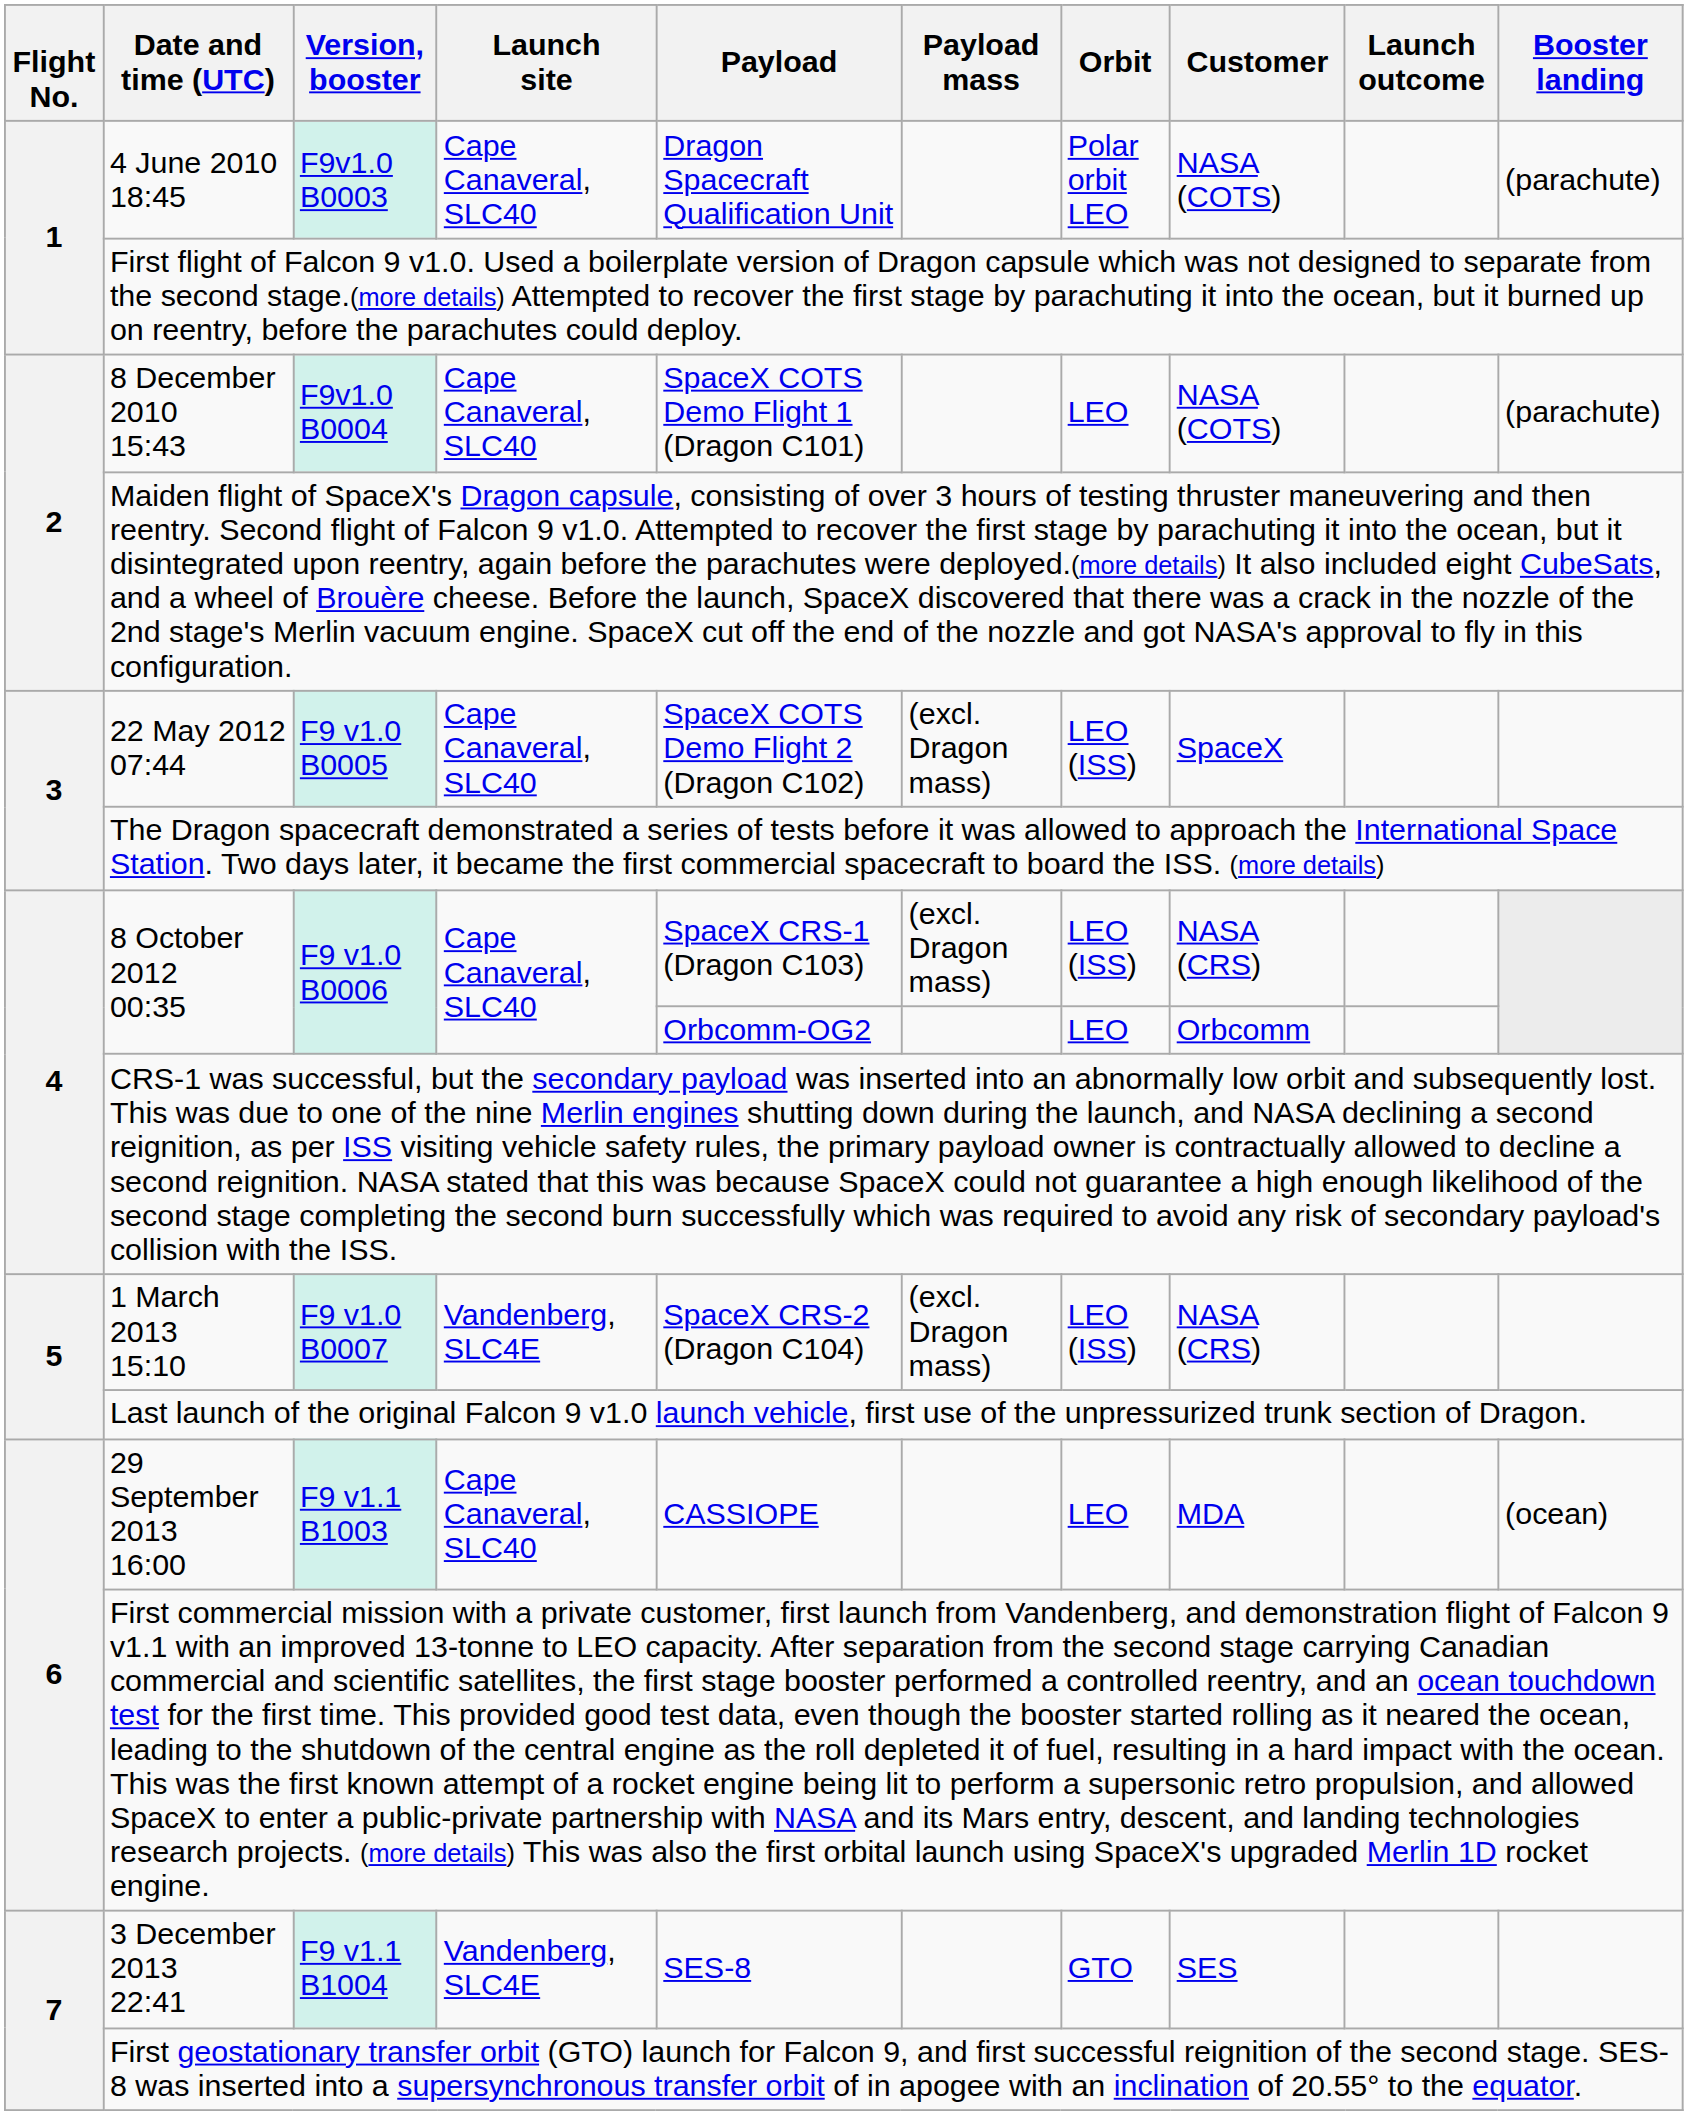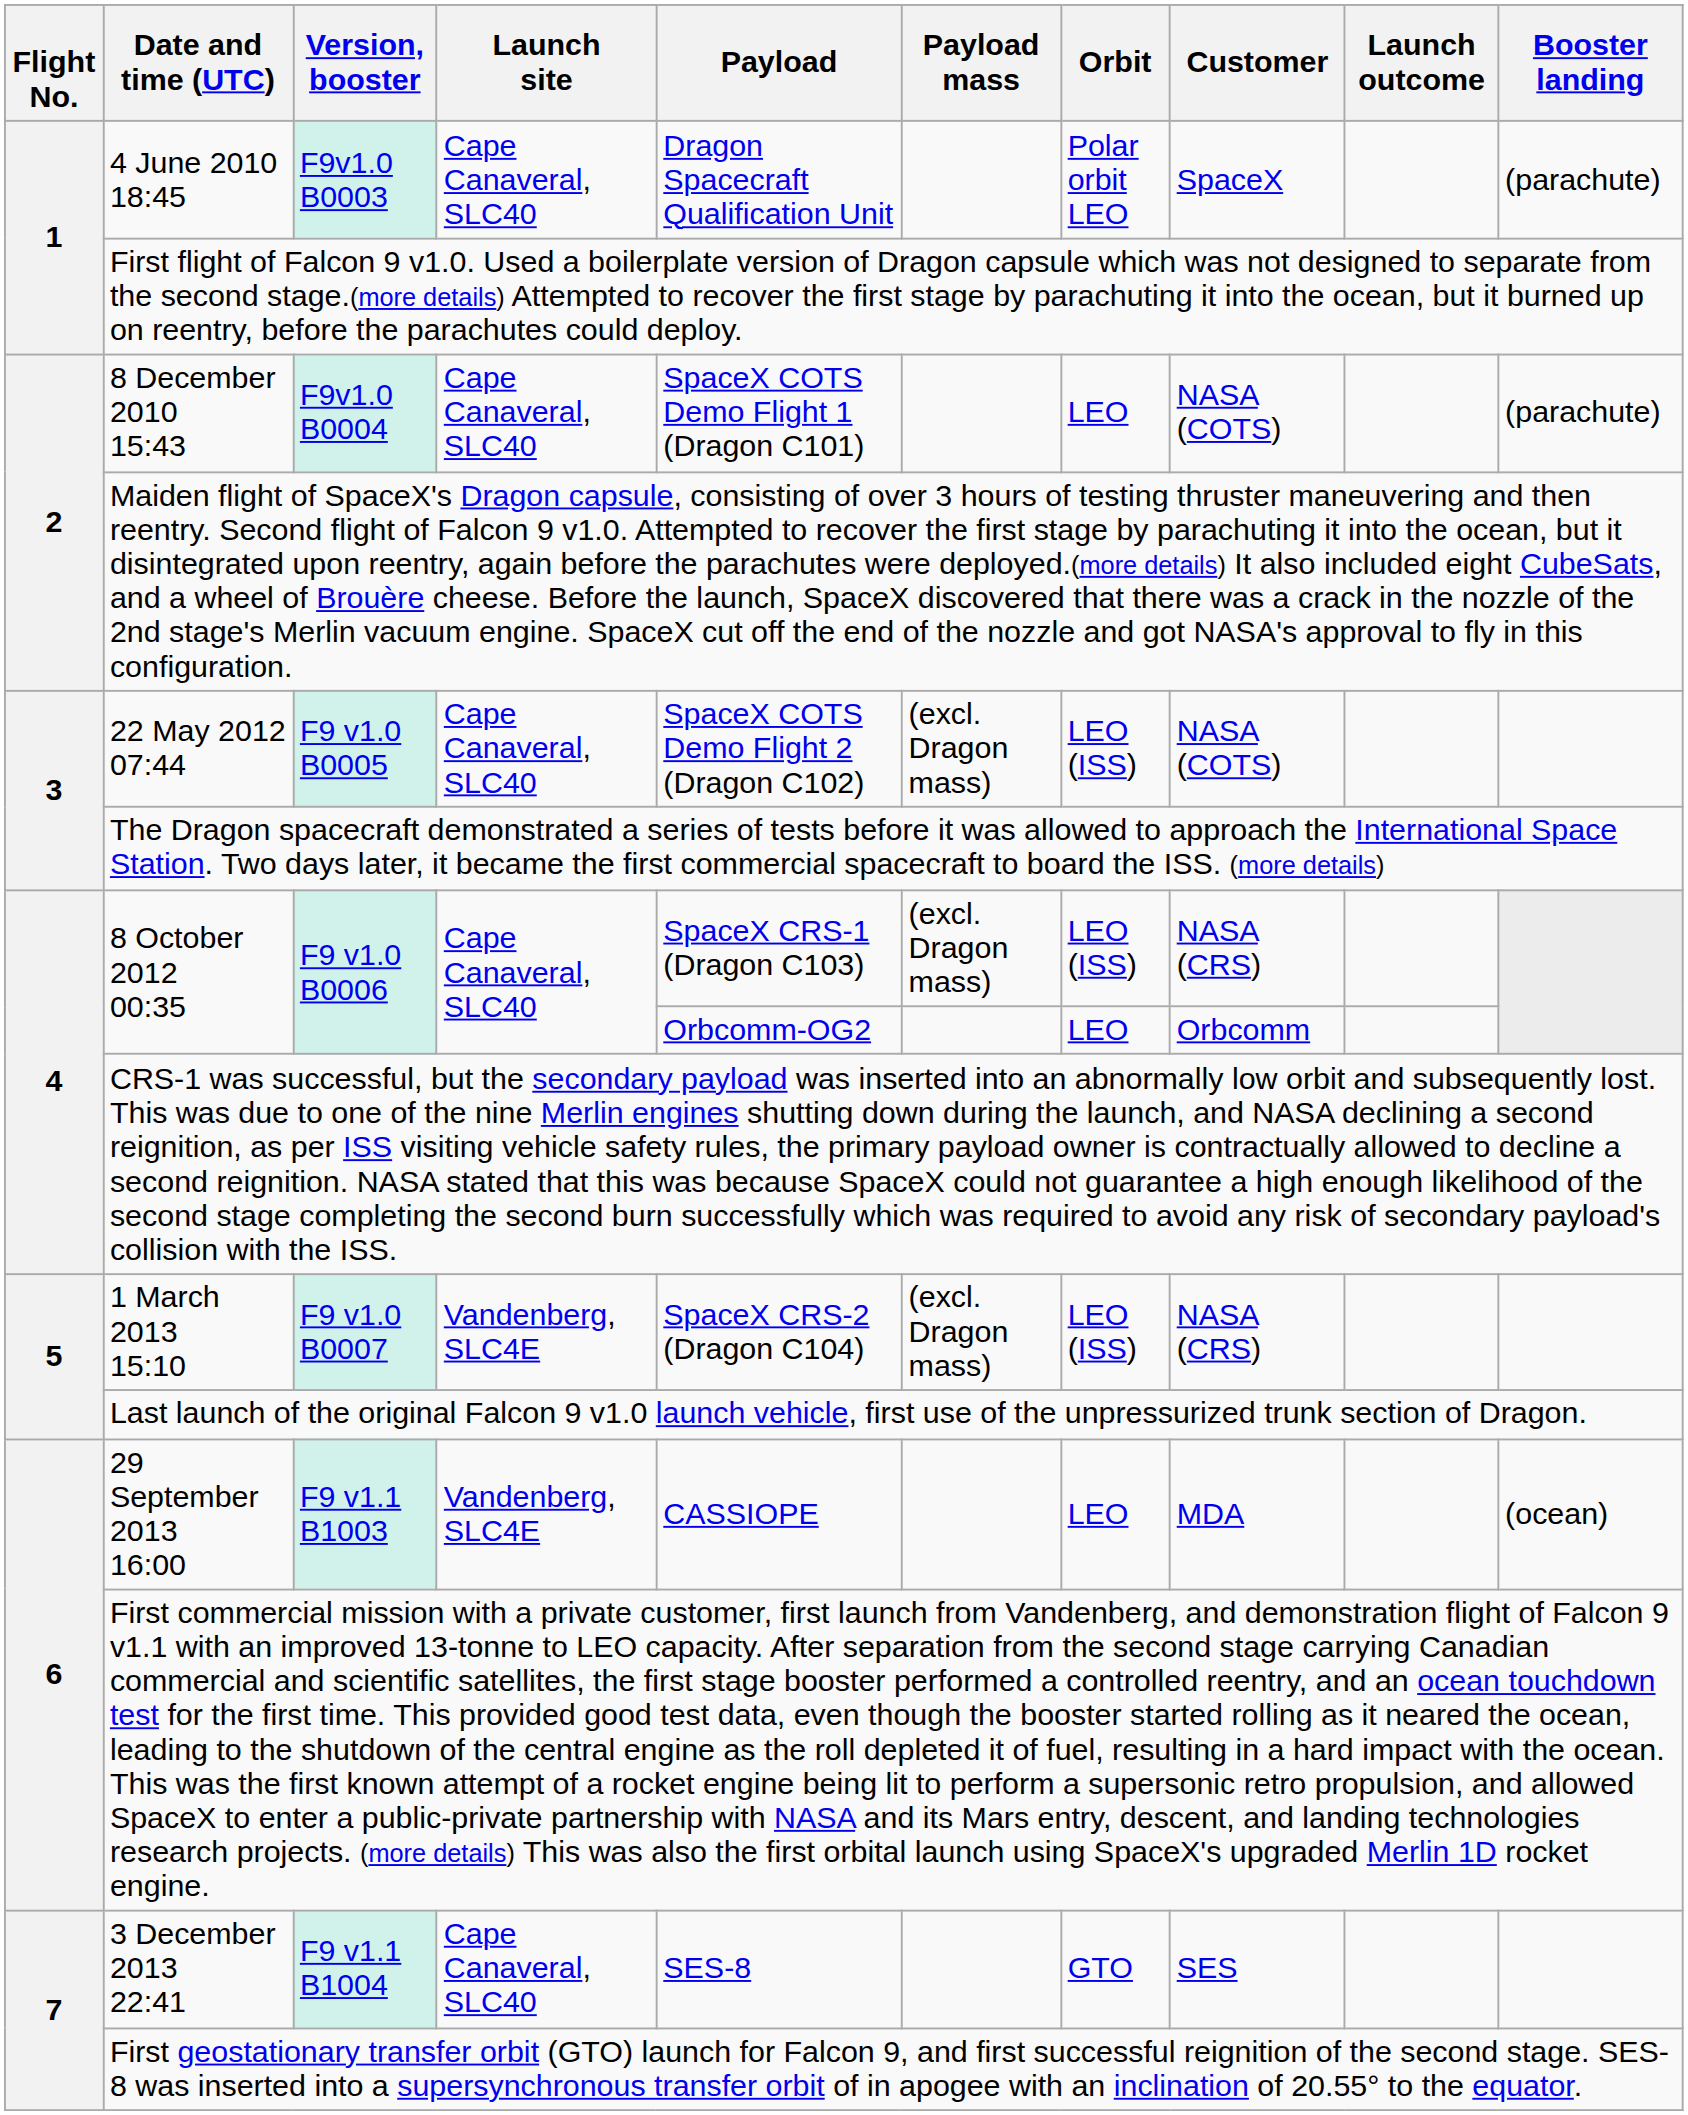(1229, 179) NASA (COTS) -> (1230, 179) SpaceX
(1230, 748) SpaceX -> (1229, 748) NASA (COTS)
(517, 1513) Cape Canaveral, SLC40 -> (530, 1513) Vandenberg, SLC4E
(530, 1968) Vandenberg, SLC4E -> (517, 1968) Cape Canaveral, SLC40
